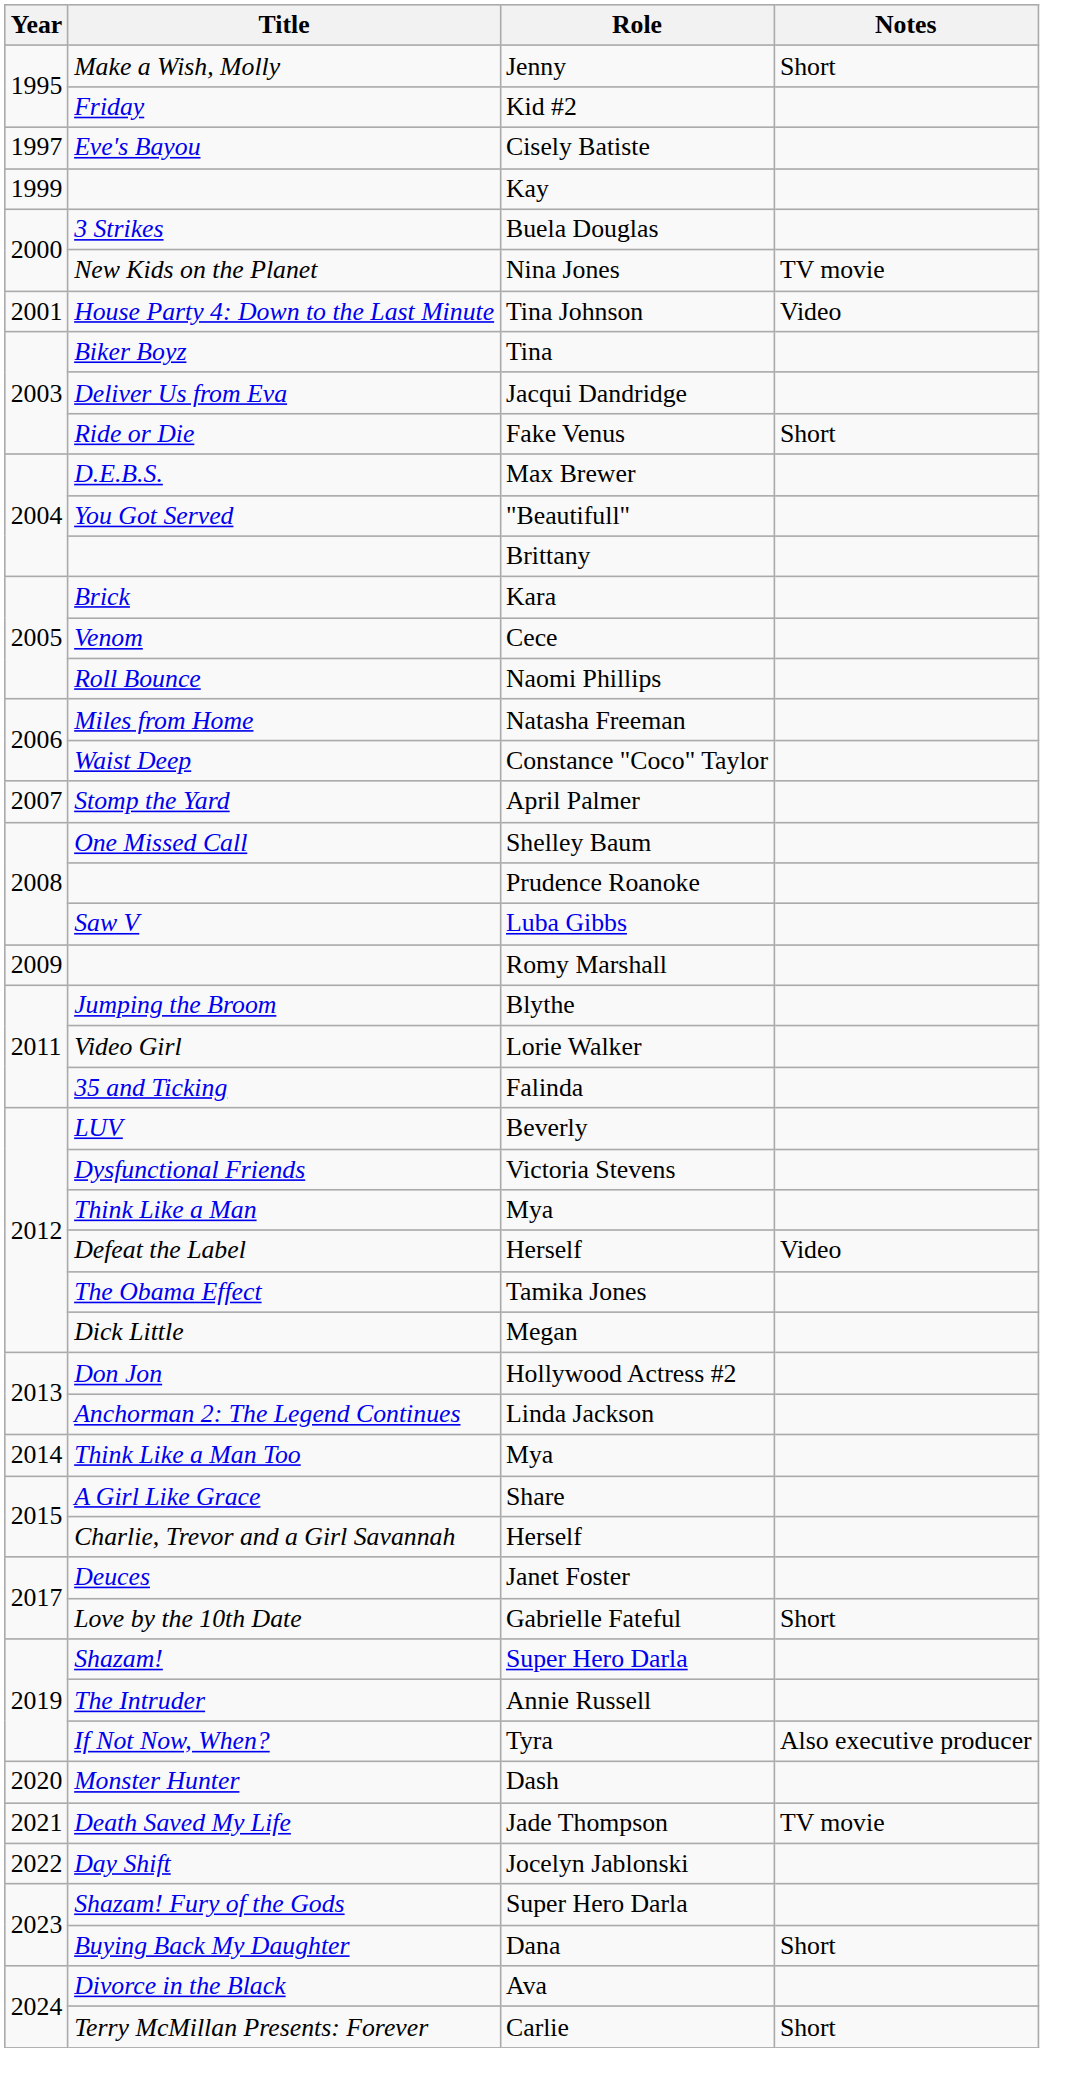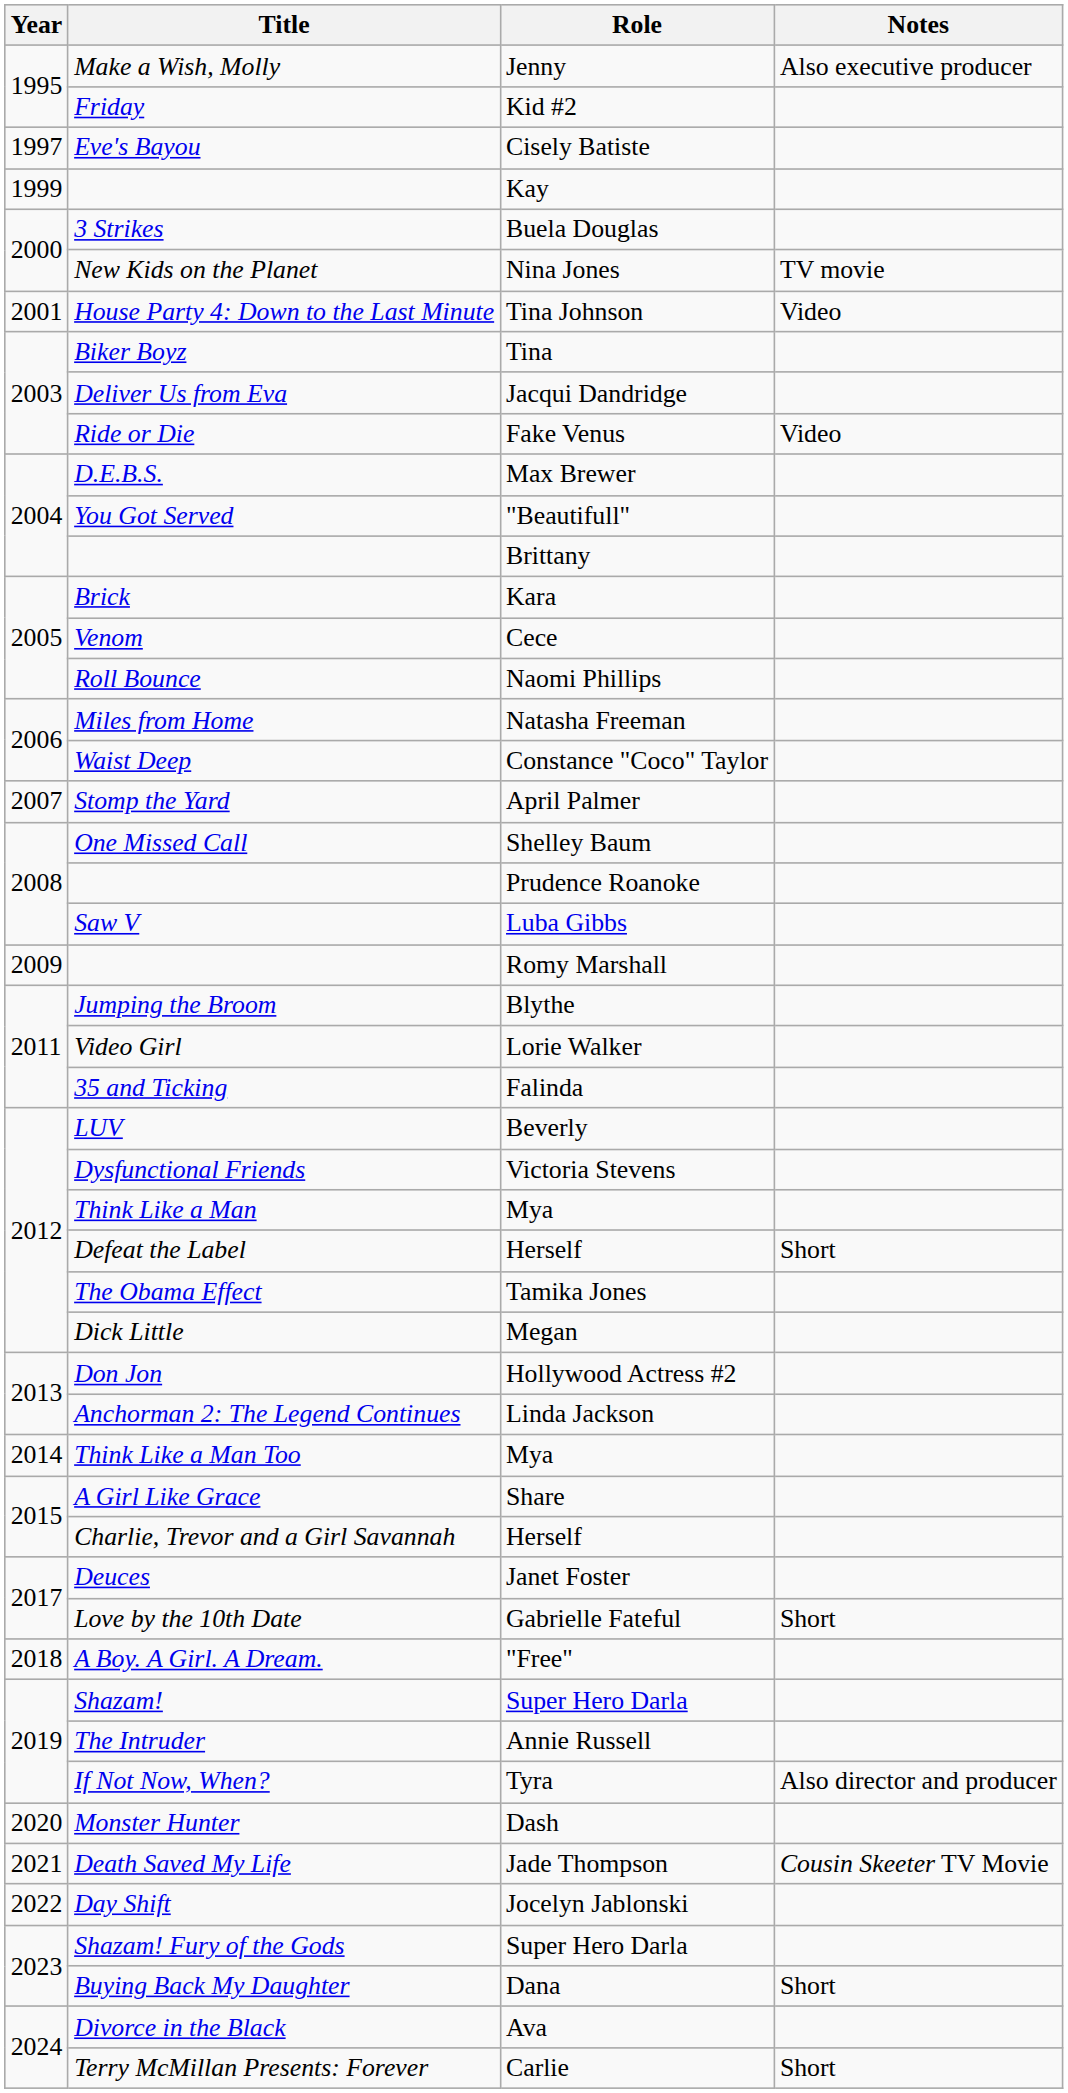(808, 65) Short -> (906, 65) Also executive producer
(808, 433) Short -> (811, 433) Video
(811, 1250) Video -> (808, 1250) Short
+ row: (198, 1659)
(906, 1740) Also executive producer -> (918, 1781) Also director and producer
(832, 1822) TV movie -> (914, 1863) Cousin Skeeter TV Movie
